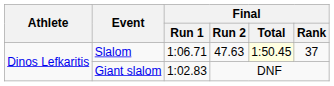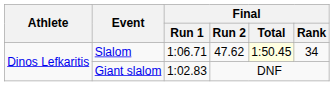(229, 52) 47.63 -> (229, 52) 47.62
(312, 52) 37 -> (312, 52) 34
